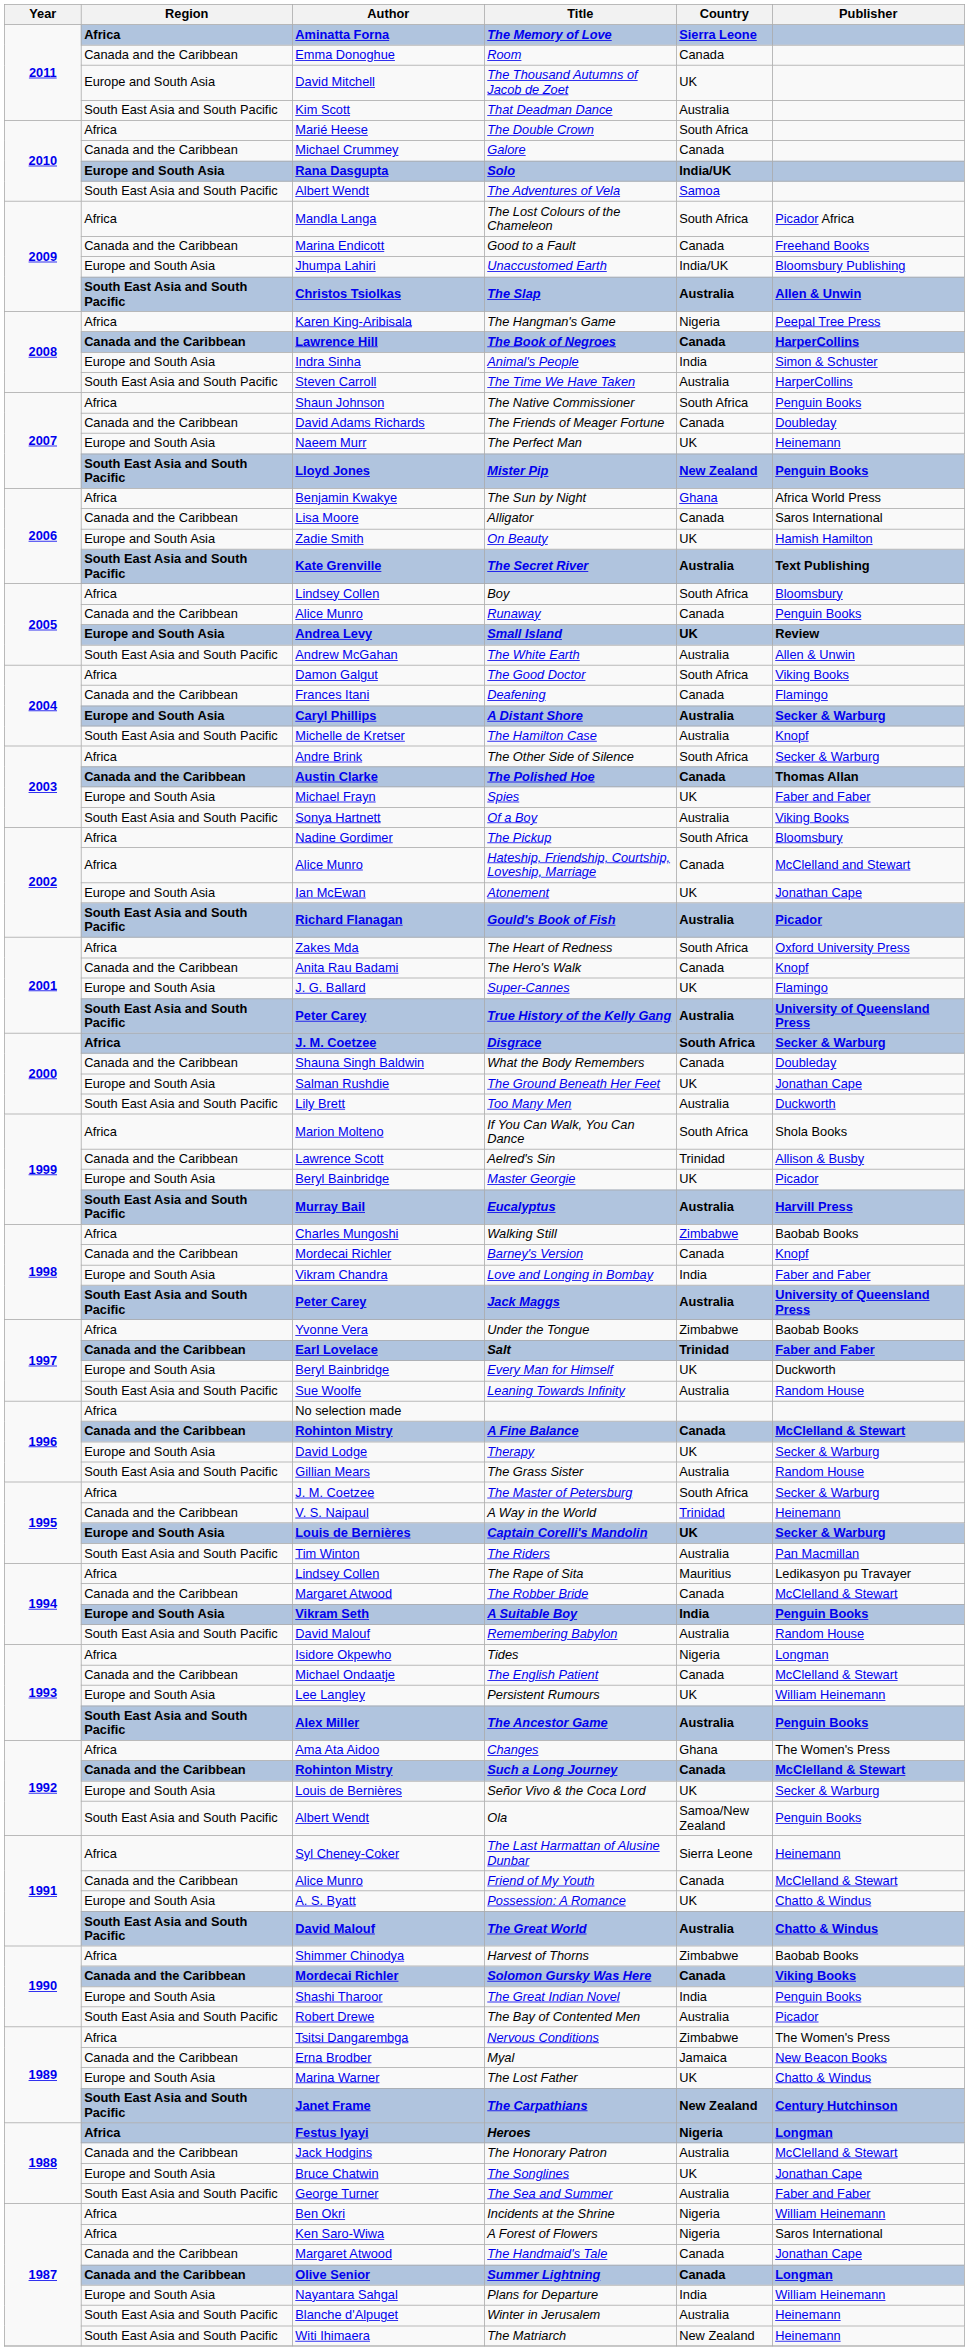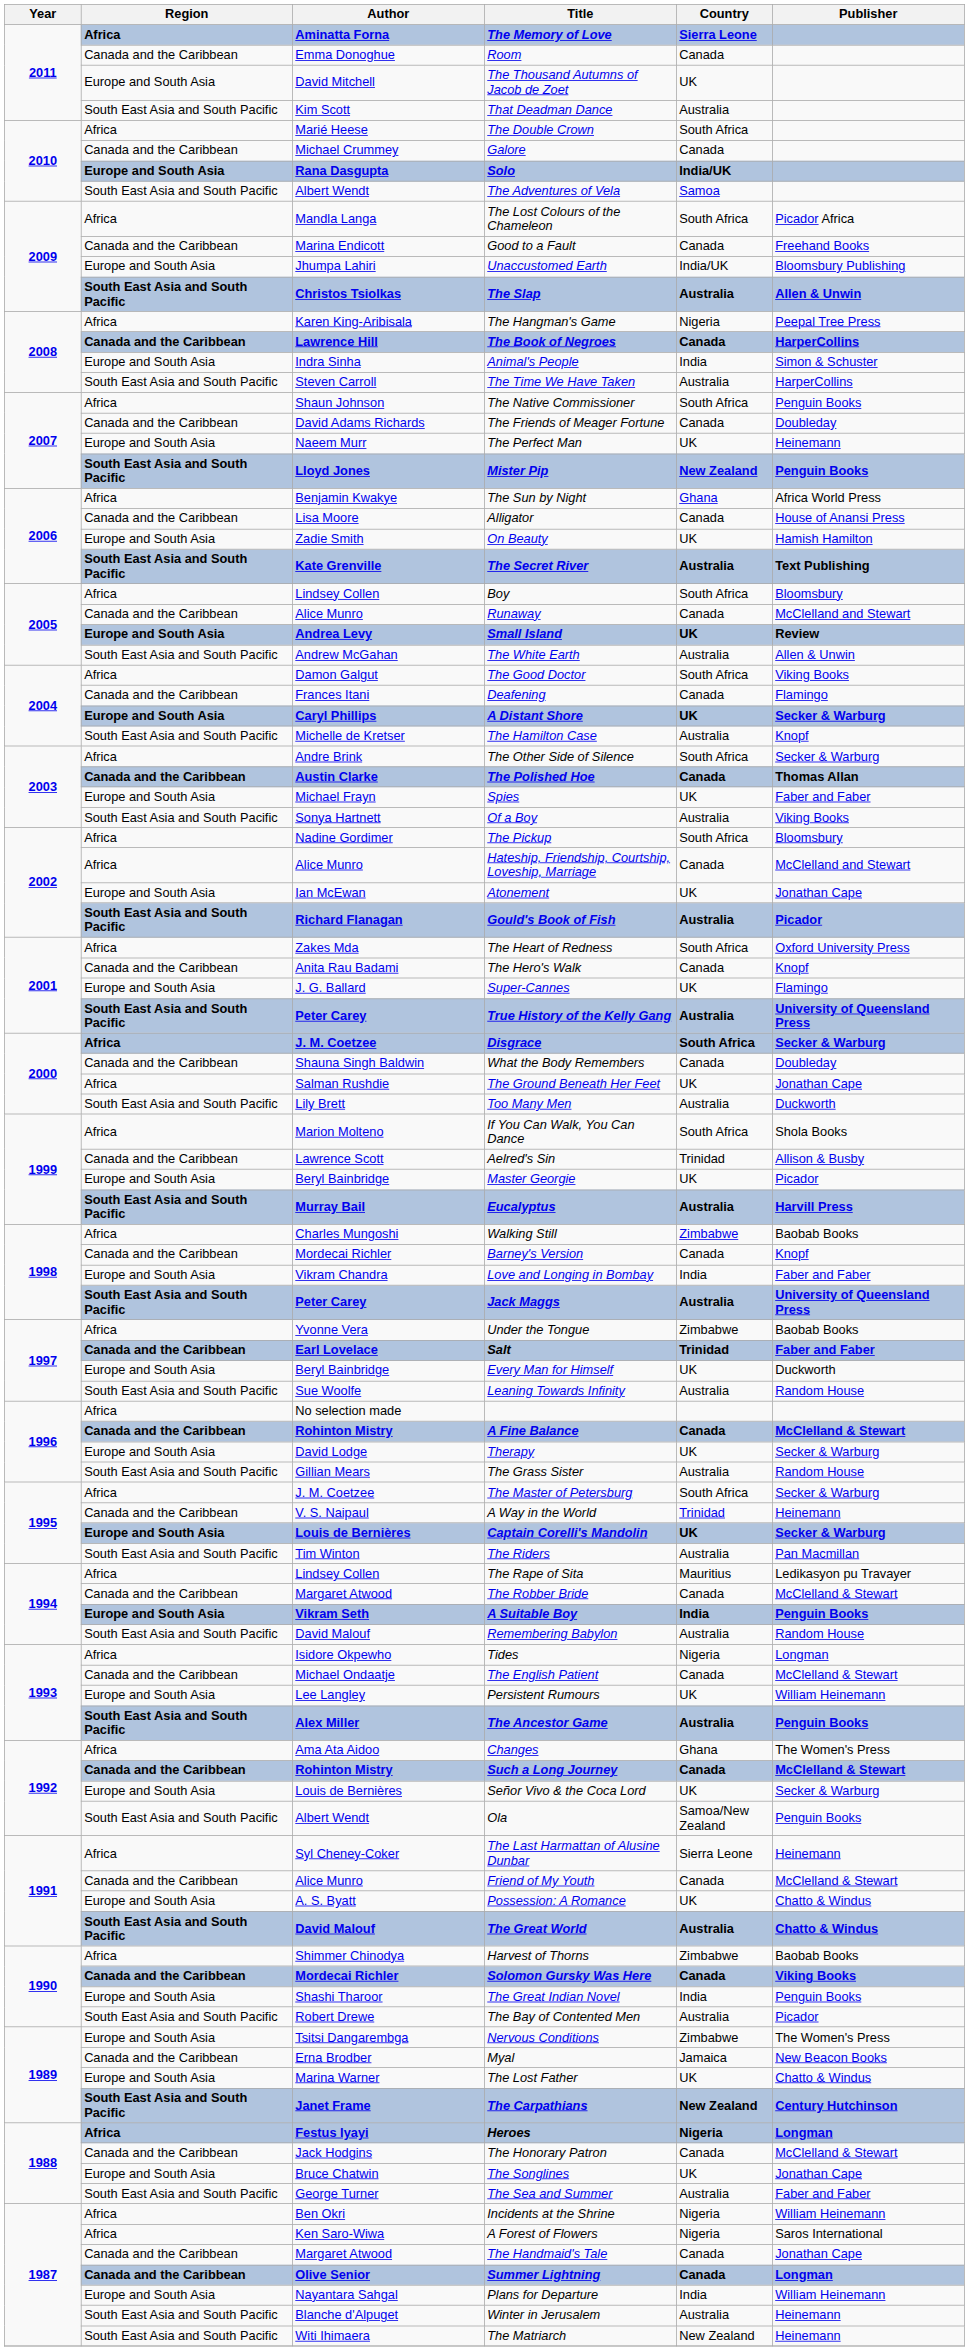(829, 518) Saros International -> (840, 518) House of Anansi Press
(818, 614) Penguin Books -> (843, 614) McClelland and Stewart
(707, 715) Australia -> (688, 715) UK
(150, 1083) Europe and South Asia -> (100, 1083) Africa
(100, 2037) Africa -> (150, 2037) Europe and South Asia
(704, 2153) Australia -> (702, 2153) Canada
